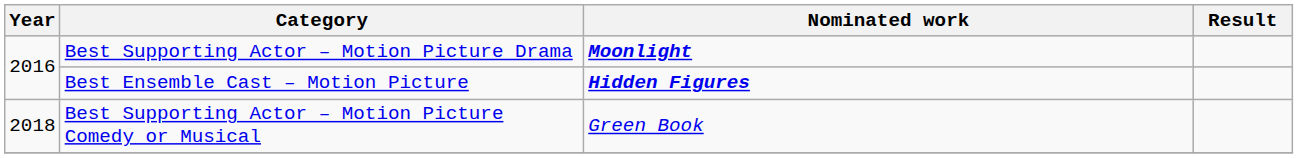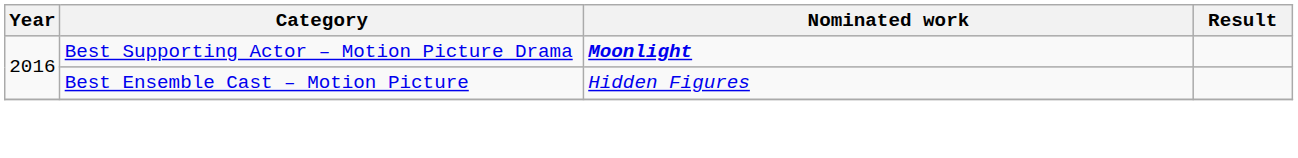(669, 83) bold -> (669, 83) normal
- row: (284, 126)
